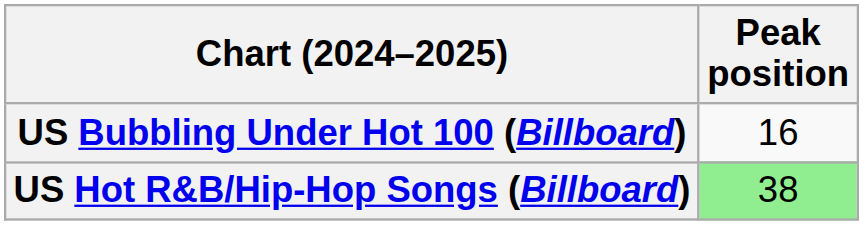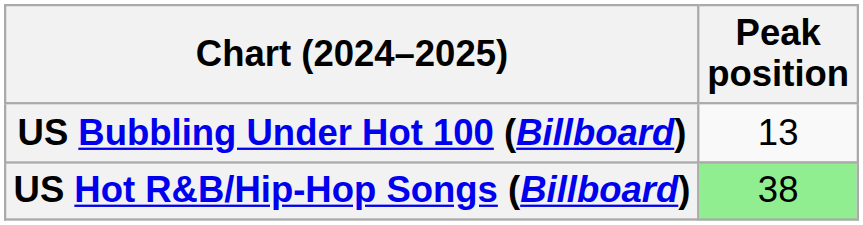(778, 132) 16 -> (778, 132) 13
